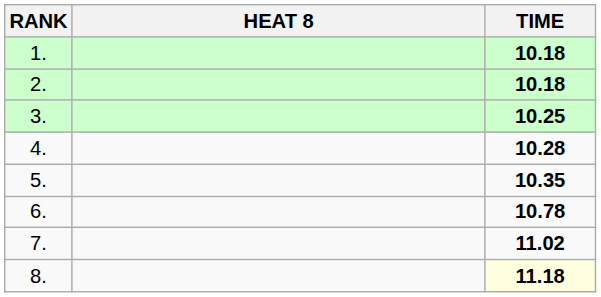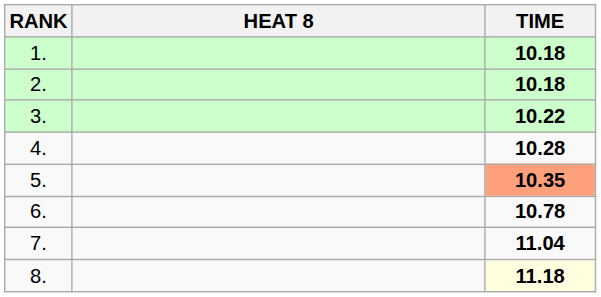(540, 117) 10.25 -> (540, 117) 10.22
(540, 180) no background -> (540, 180) lightsalmon background
(540, 244) 11.02 -> (540, 244) 11.04
